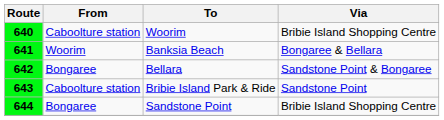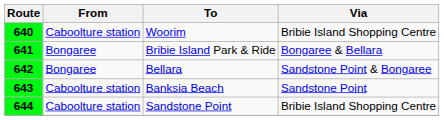(66, 50) Woorim -> (71, 50) Bongaree
(185, 50) Banksia Beach -> (211, 50) Bribie Island Park & Ride
(211, 87) Bribie Island Park & Ride -> (185, 87) Banksia Beach
(71, 106) Bongaree -> (93, 106) Caboolture station
